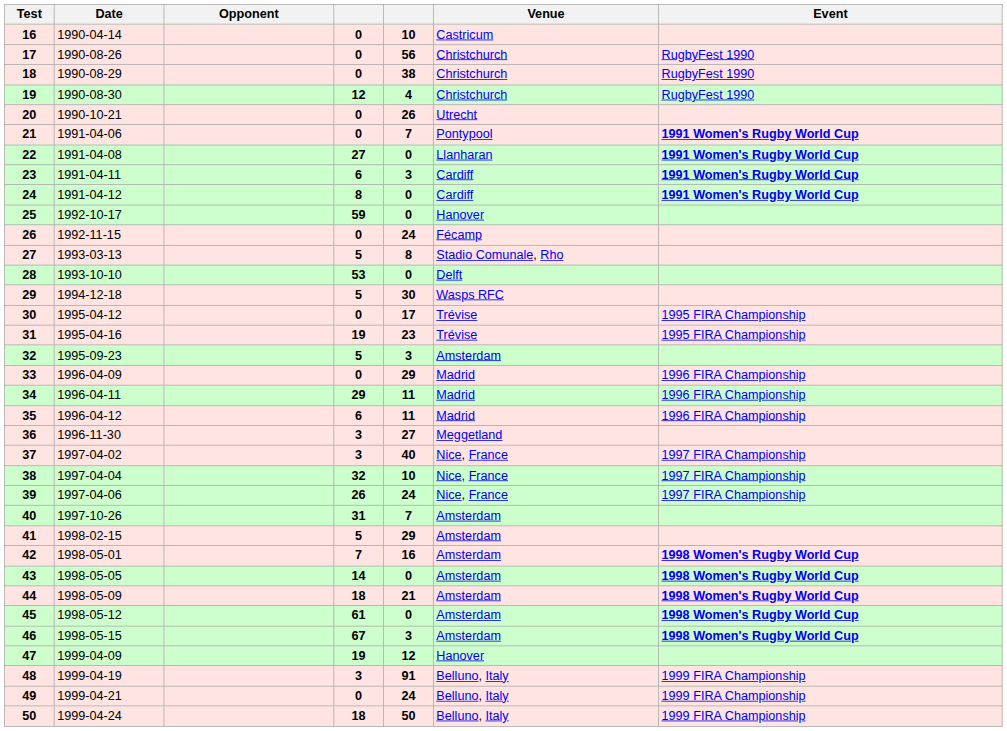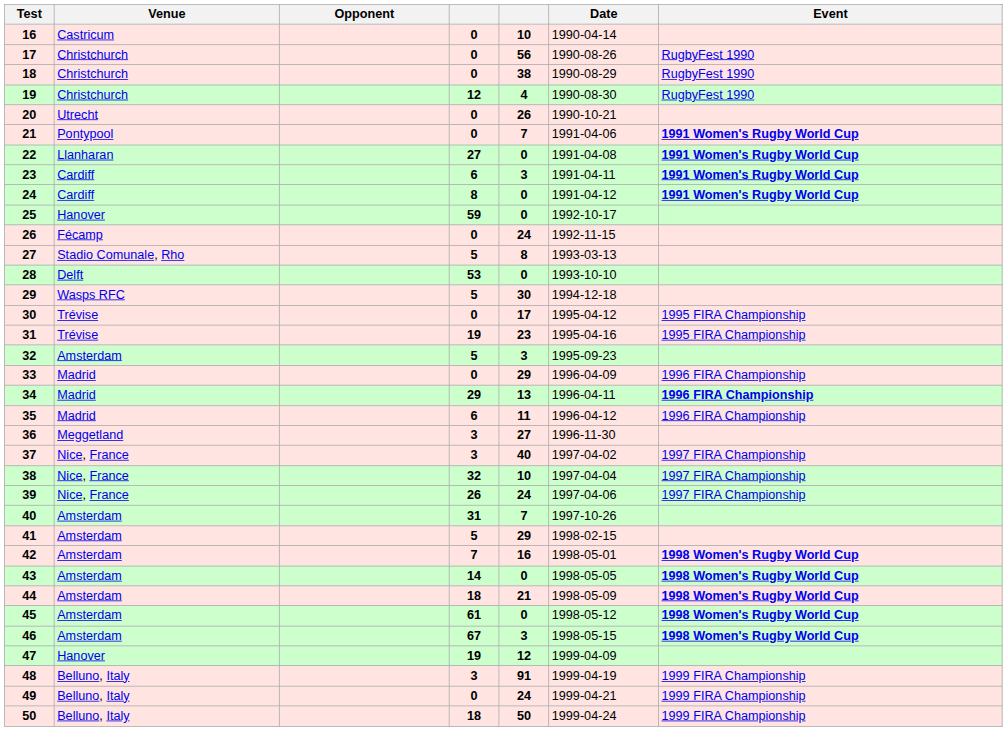columns swapped: (109, 14) <-> (546, 14)
(408, 395) 11 -> (524, 395) 13
(734, 395) normal -> (737, 395) bold
